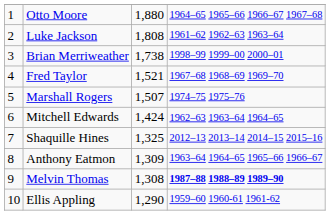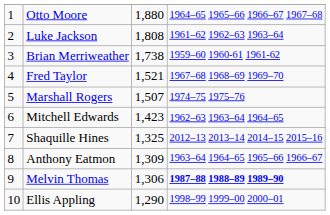(226, 55) 1998–99 1999–00 2000–01 -> (225, 55) 1959–60 1960-61 1961-62
(149, 117) 1,424 -> (149, 117) 1,423
(149, 179) 1,308 -> (149, 179) 1,306
(225, 199) 1959–60 1960-61 1961-62 -> (226, 199) 1998–99 1999–00 2000–01
